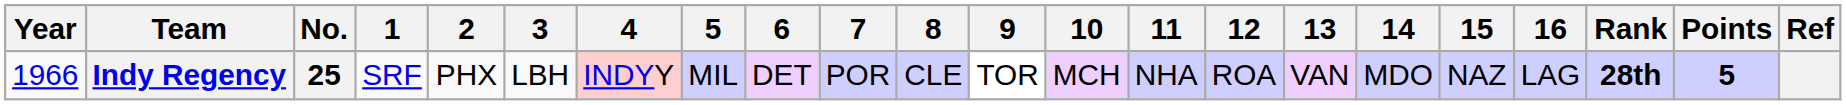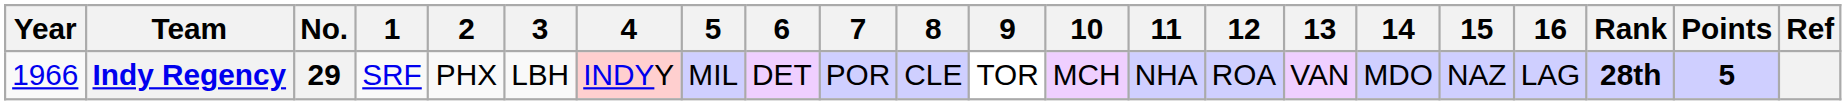(324, 75) 25 -> (324, 75) 29
